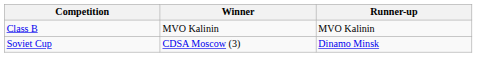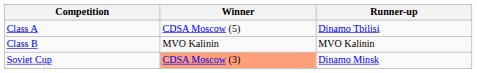+ row: (22, 28)
(201, 44) no background -> (201, 60) lightsalmon background
